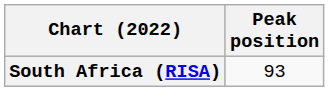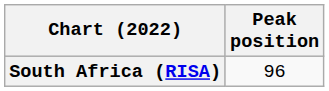(275, 72) 93 -> (275, 72) 96
